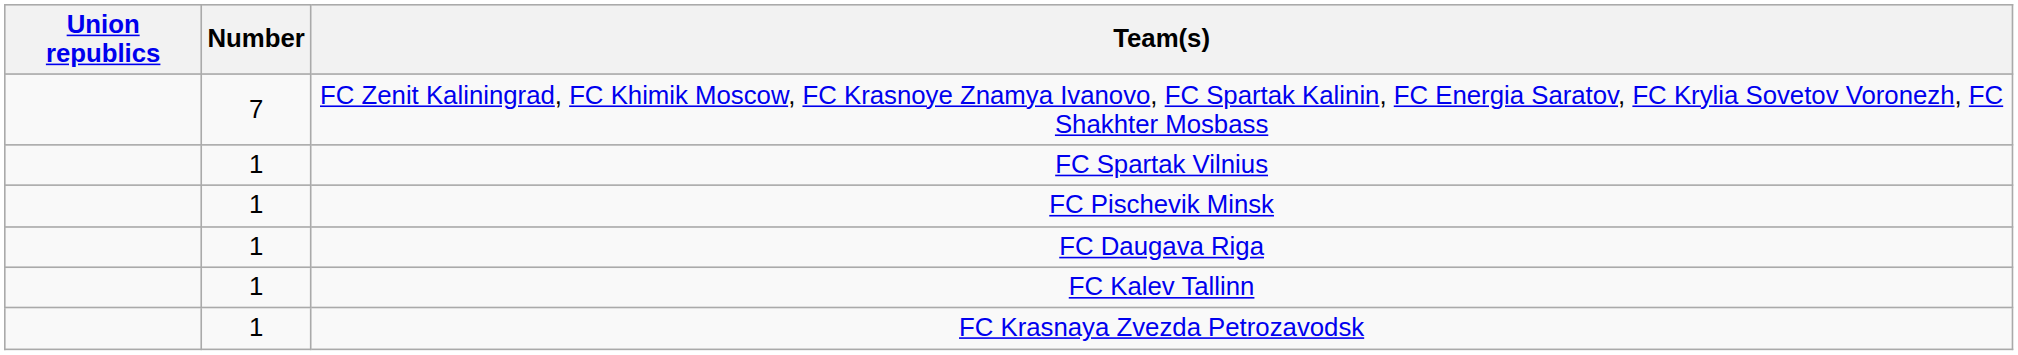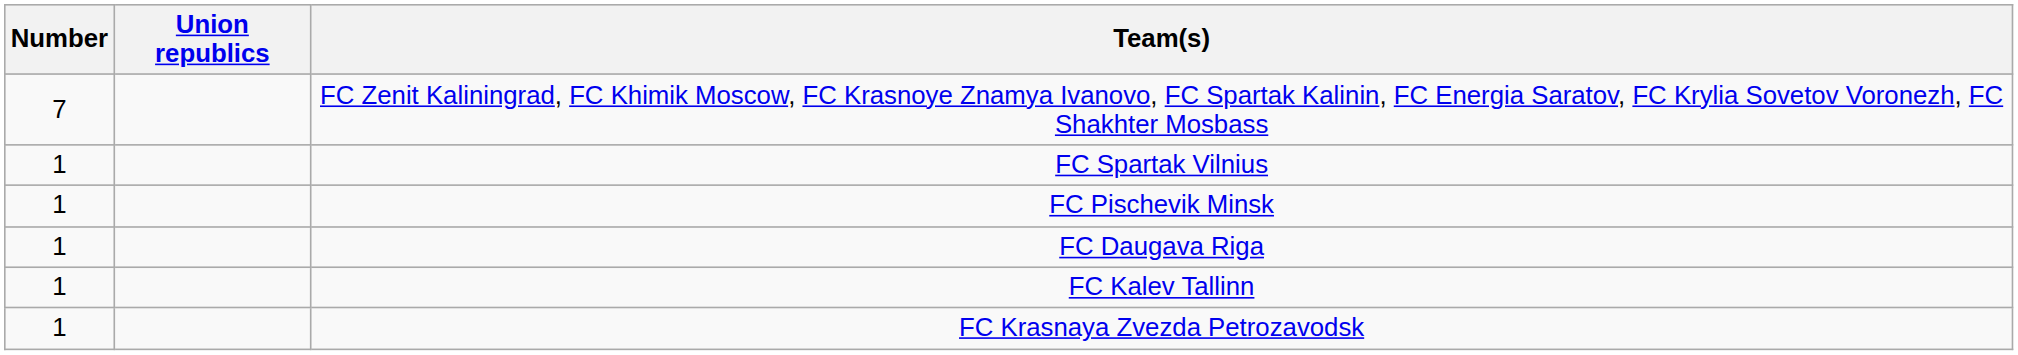columns swapped: (256, 39) <-> (103, 39)
